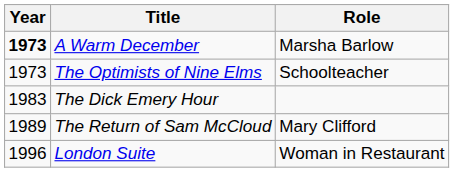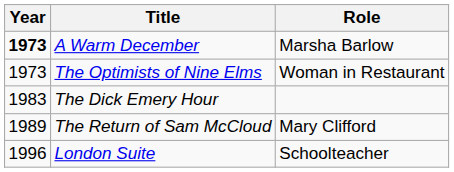(334, 72) Schoolteacher -> (362, 72) Woman in Restaurant
(362, 153) Woman in Restaurant -> (334, 153) Schoolteacher
